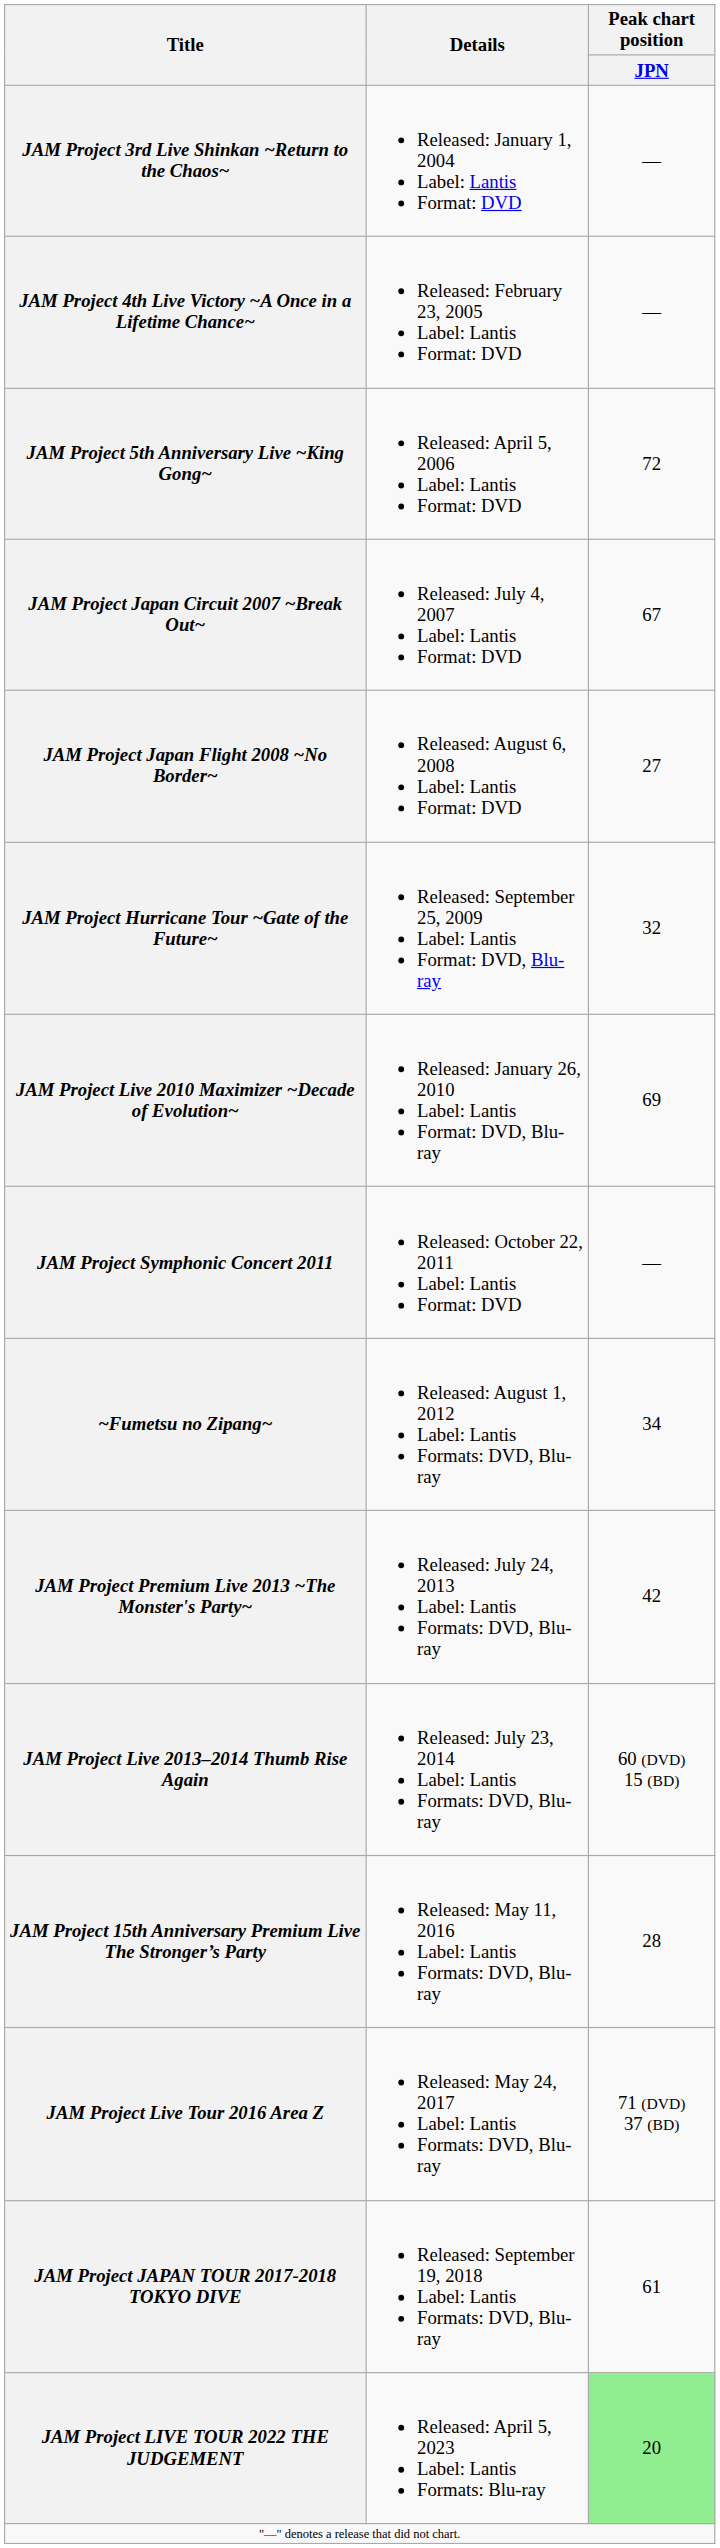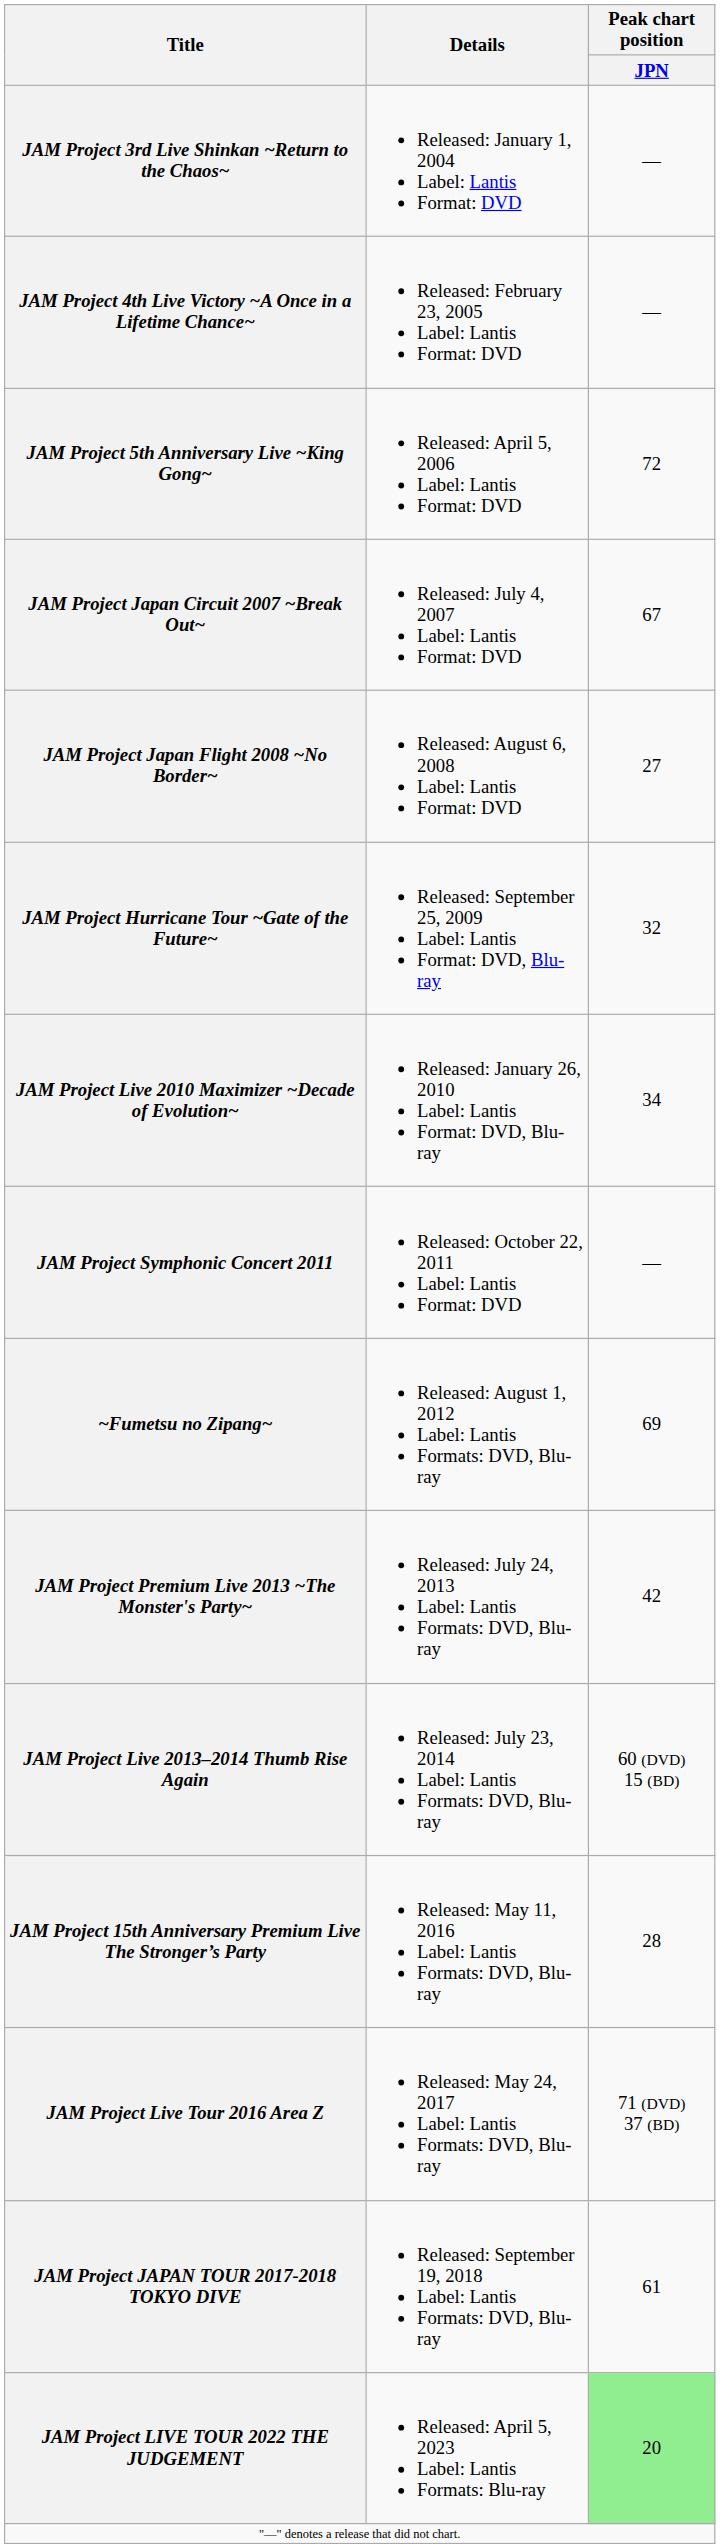(652, 1100) 69 -> (652, 1100) 34
(652, 1424) 34 -> (652, 1424) 69
